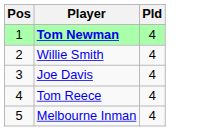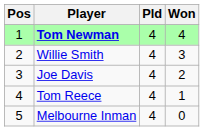+ column: (182, 14)
